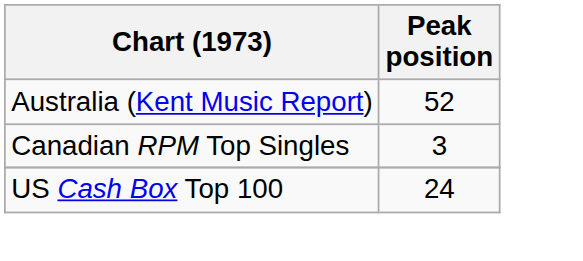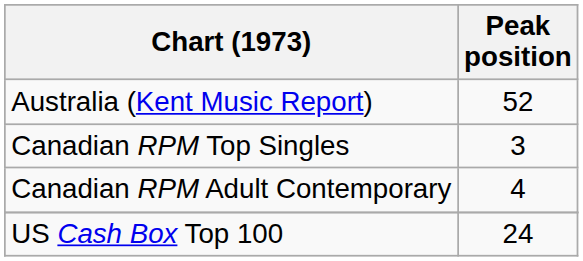+ row: (231, 189)
